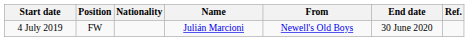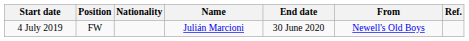columns swapped: (317, 12) <-> (407, 12)
